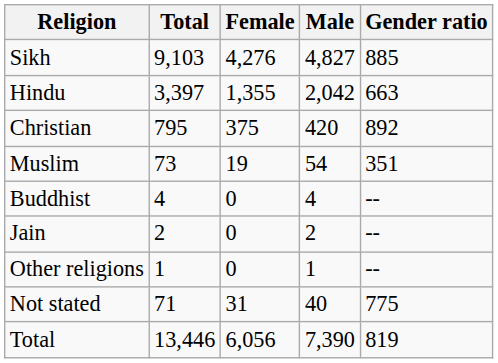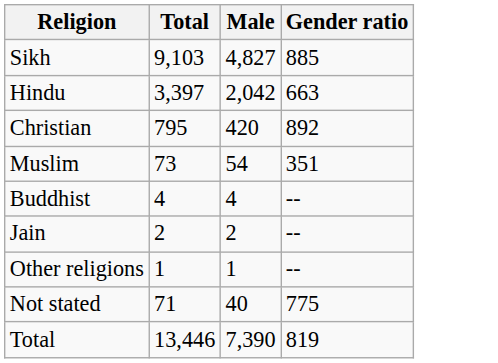- column: (260, 22)
